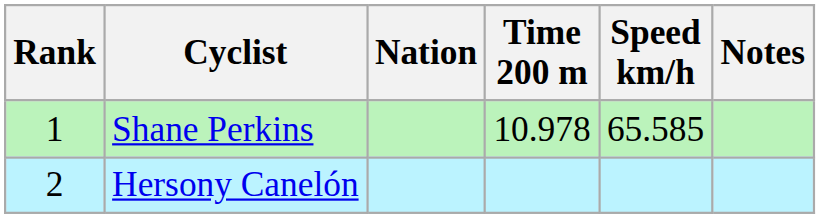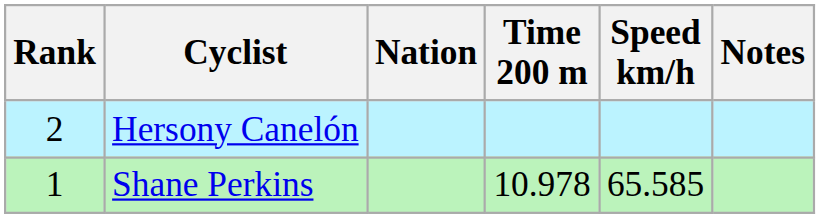rows swapped: (213, 128) <-> (235, 184)
